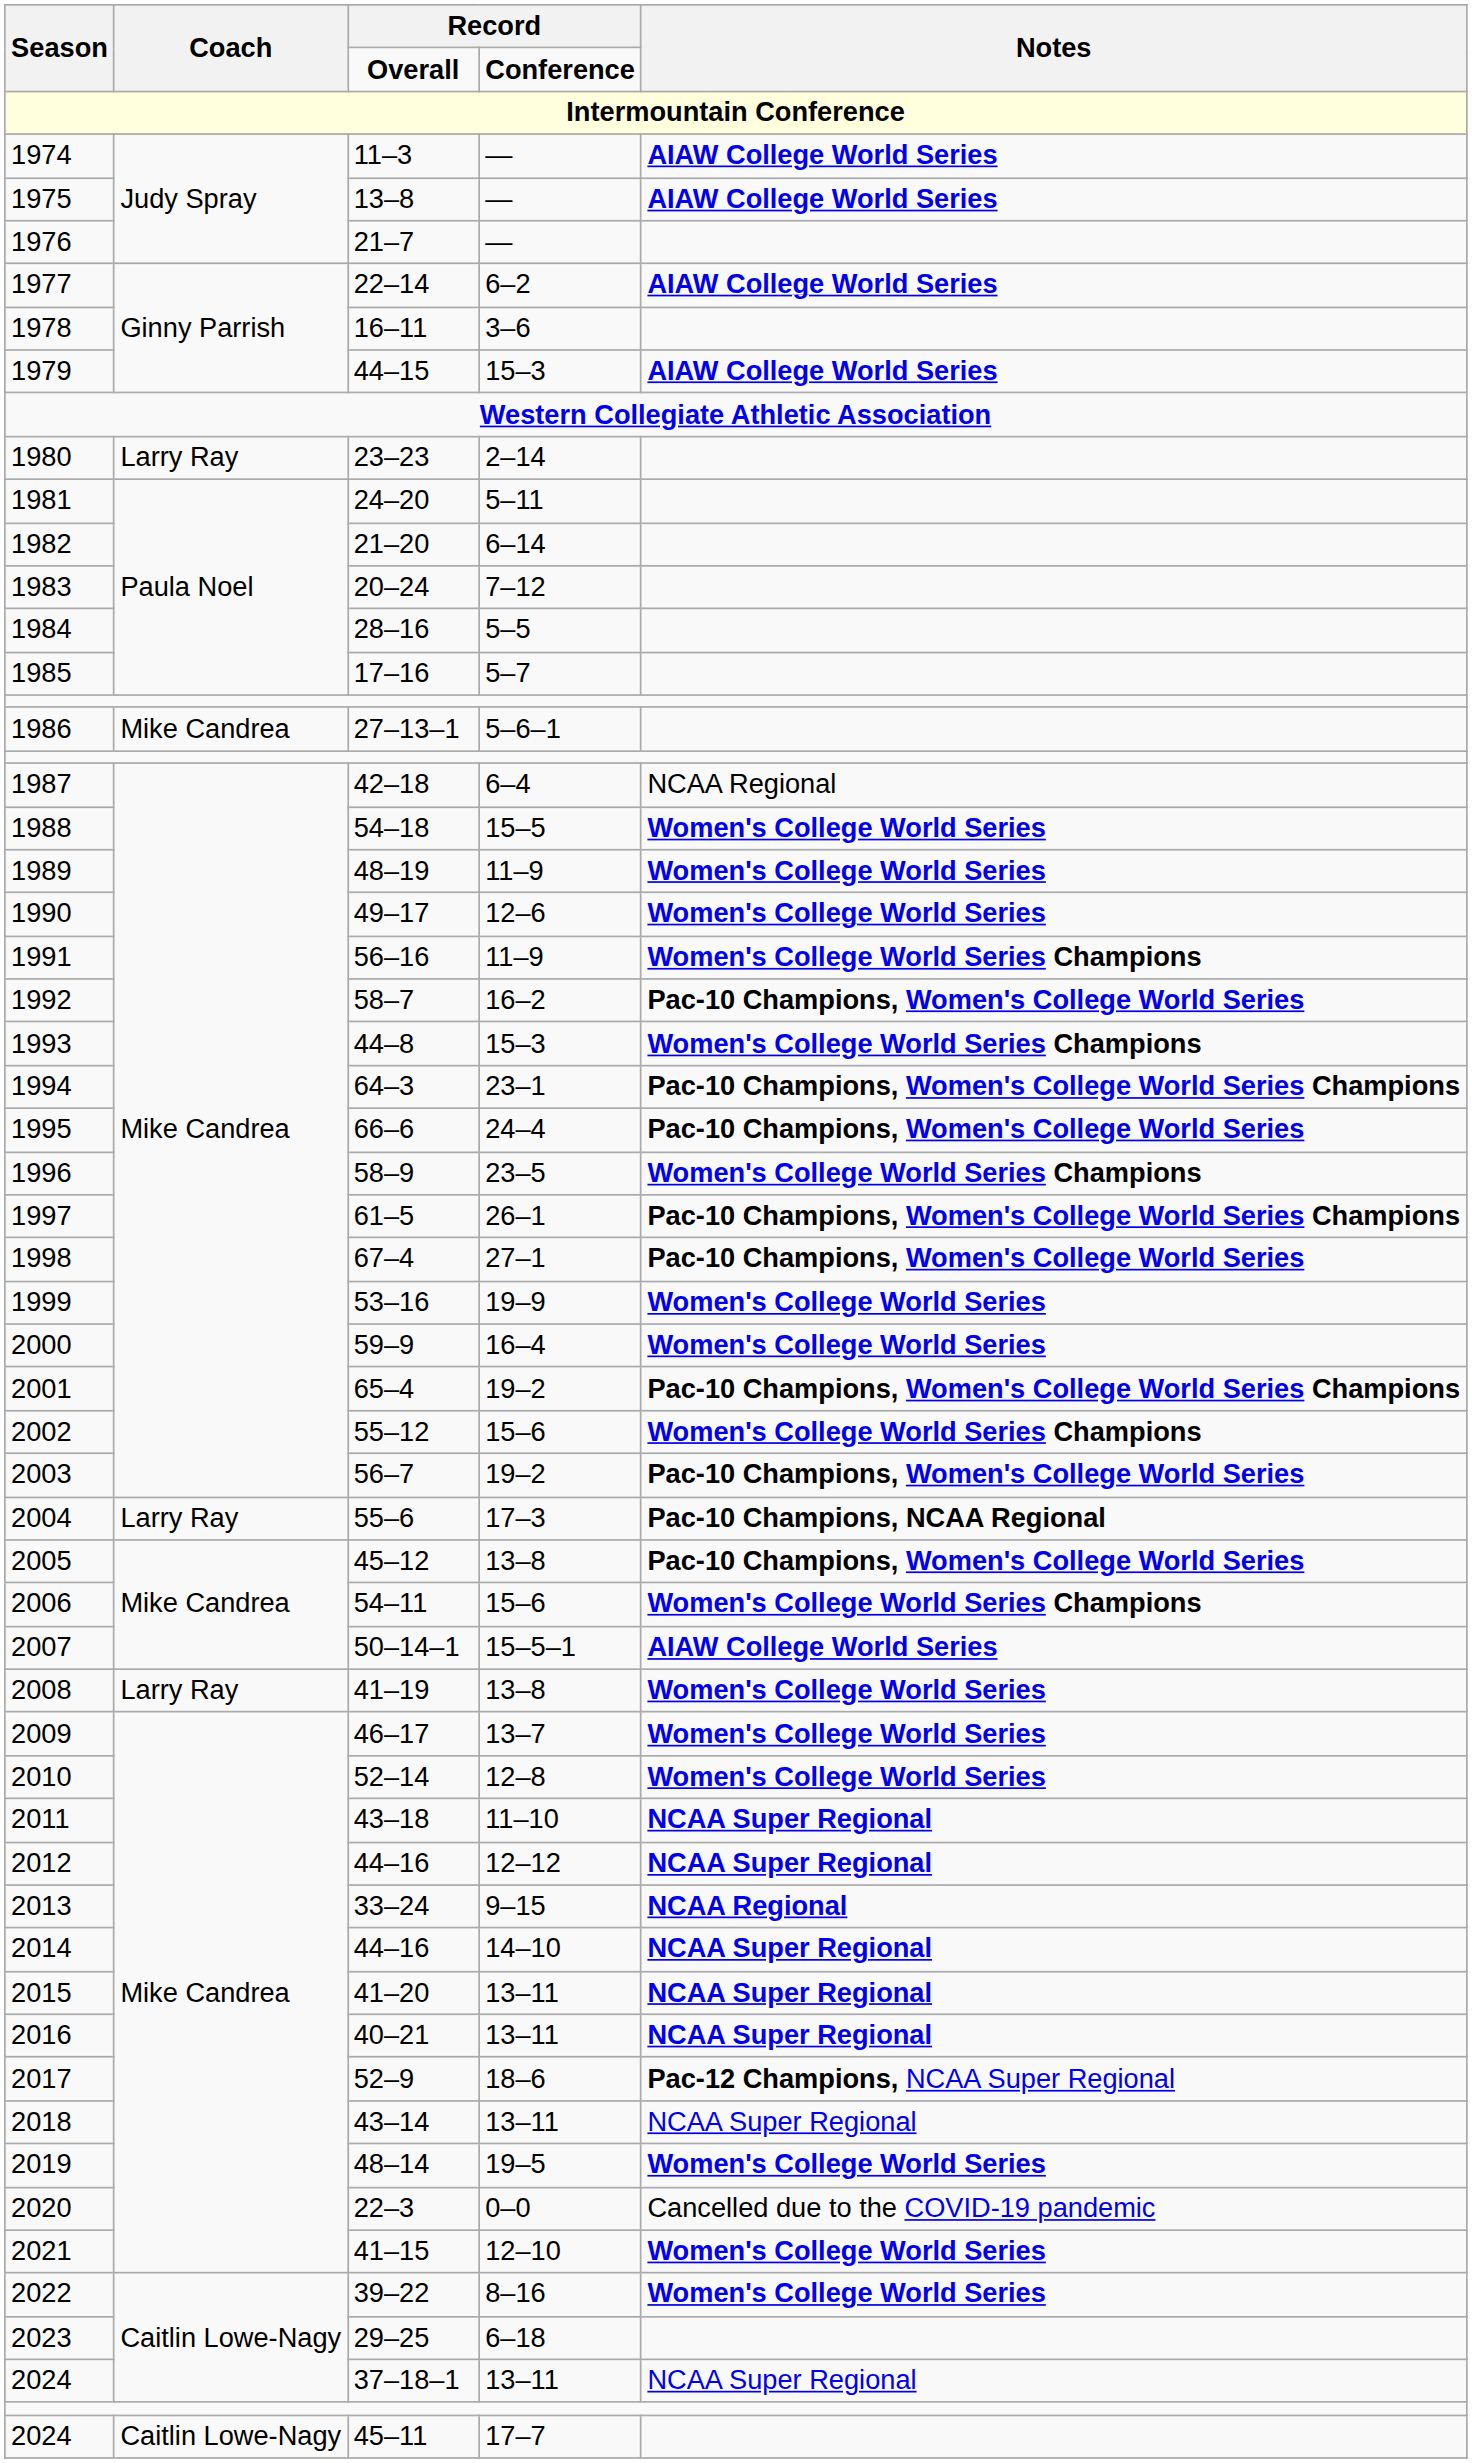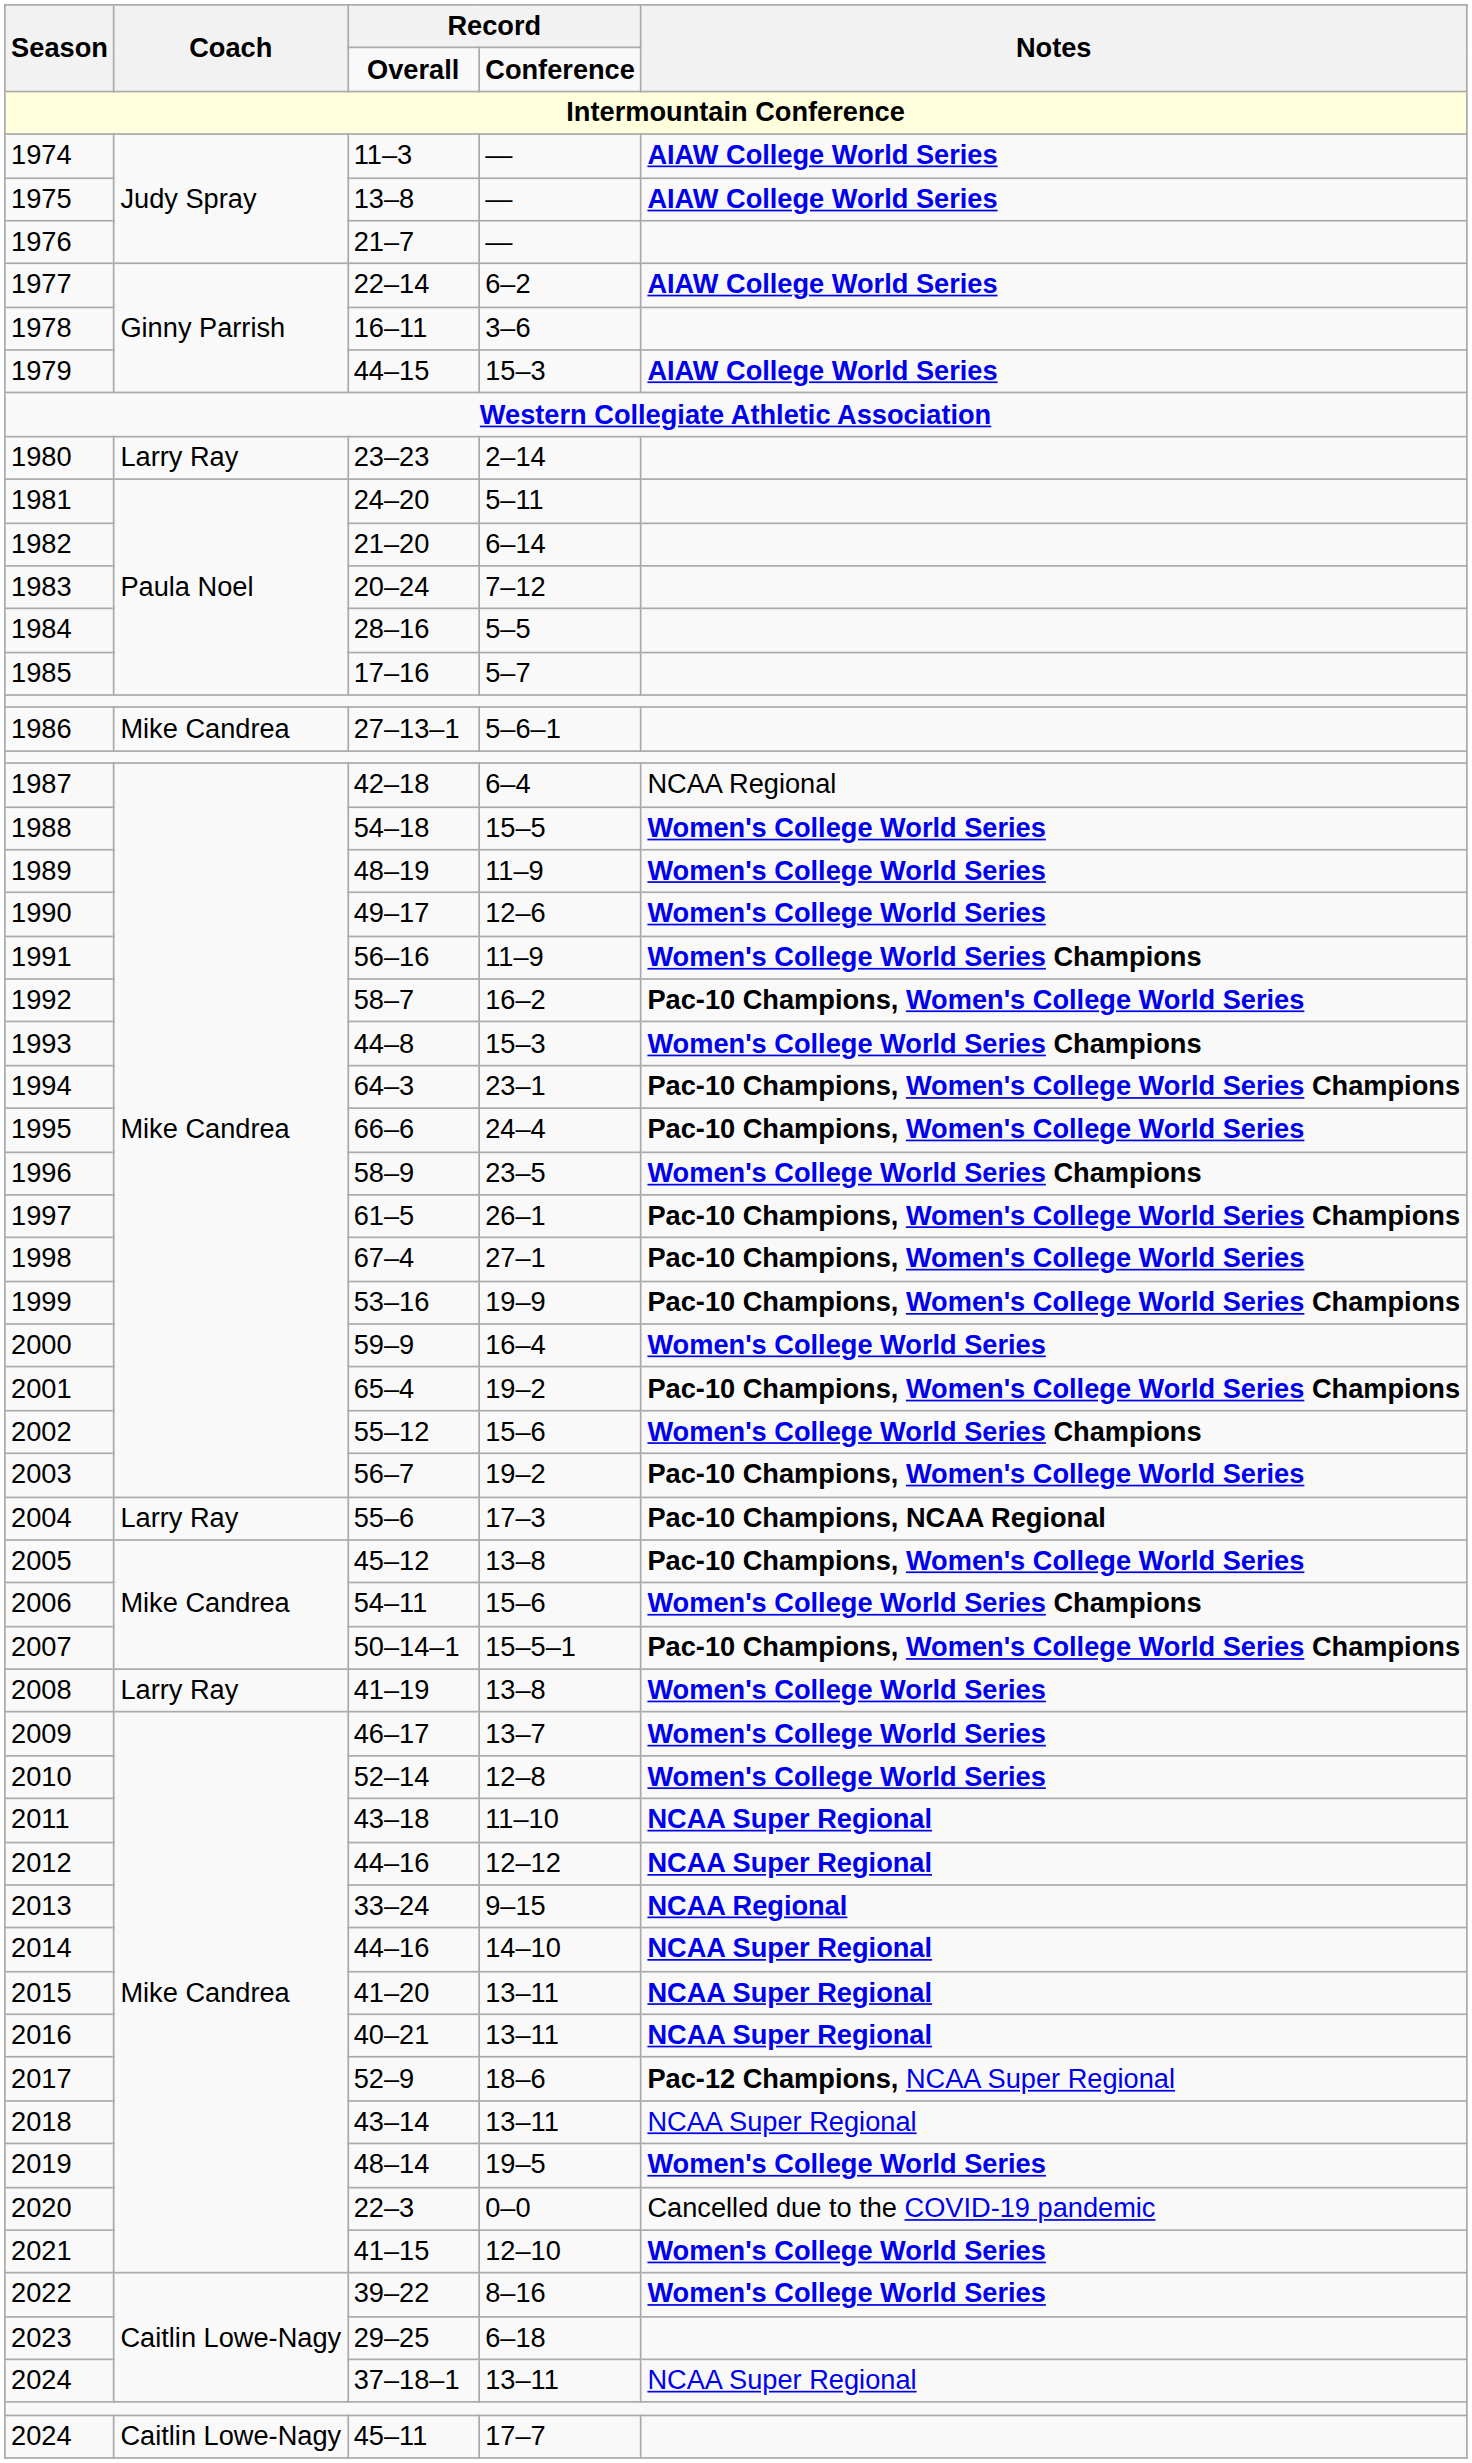(847, 1302) Women's College World Series -> (1054, 1302) Pac-10 Champions, Women's College World Series Champions
(822, 1647) AIAW College World Series -> (1054, 1647) Pac-10 Champions, Women's College World Series Champions
